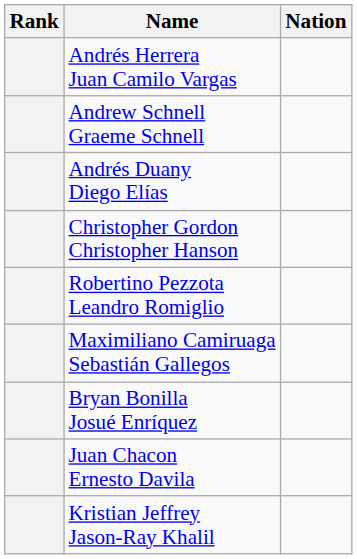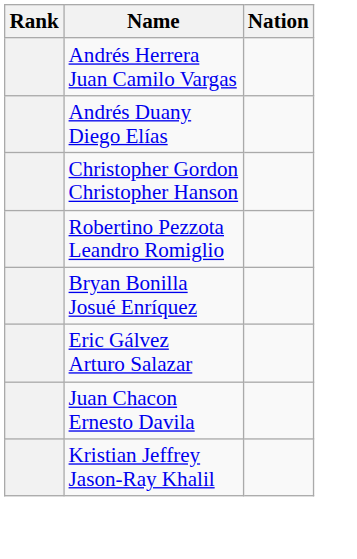- row: (137, 123)
- row: (172, 352)
+ row: (130, 352)
